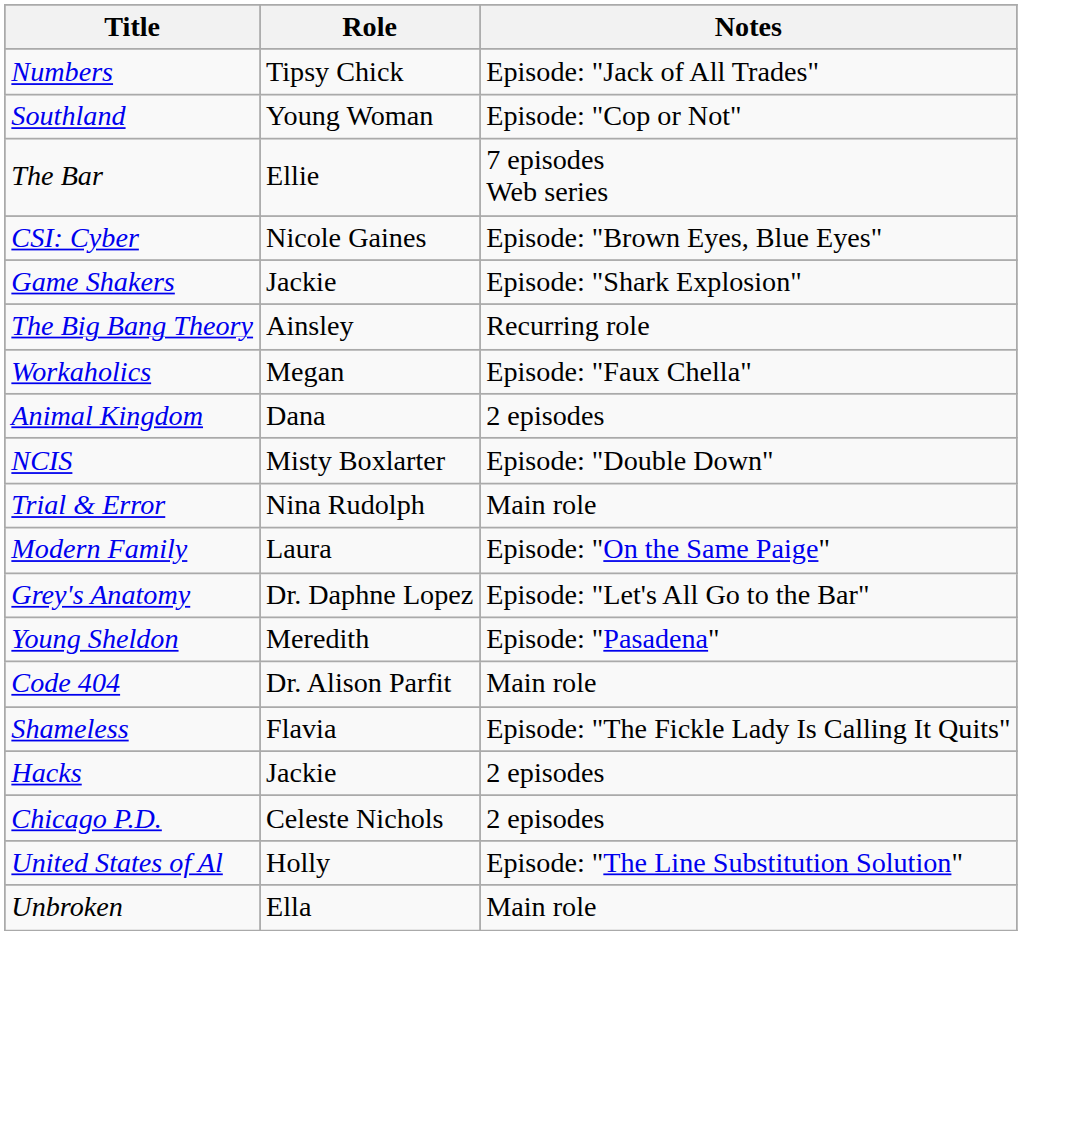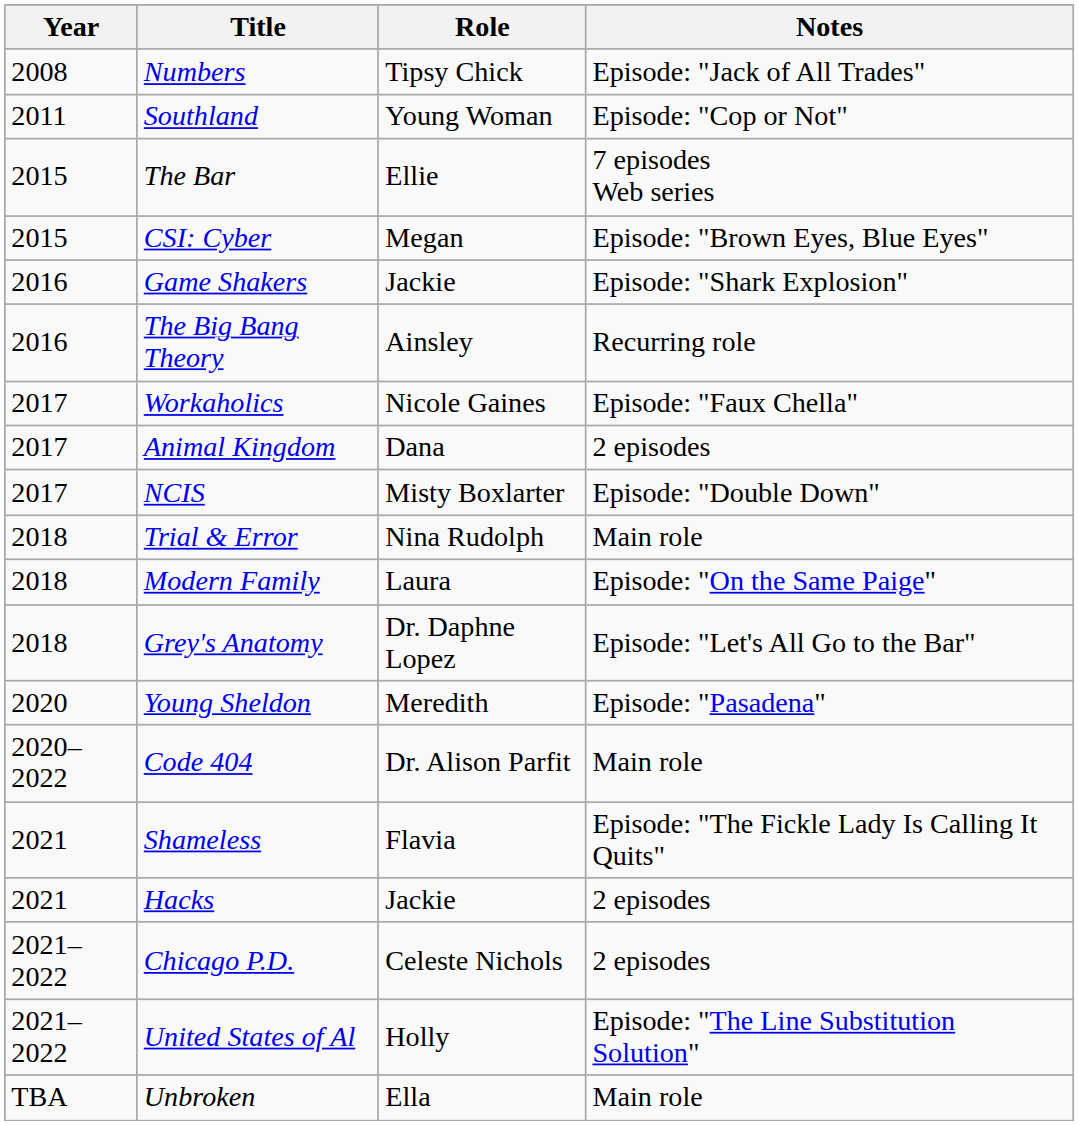+ column: (71, 26)
(346, 237) Nicole Gaines -> (424, 237) Megan
(305, 371) Megan -> (465, 402) Nicole Gaines
